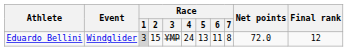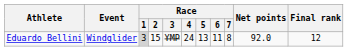(261, 39) 72.0 -> (261, 39) 92.0
